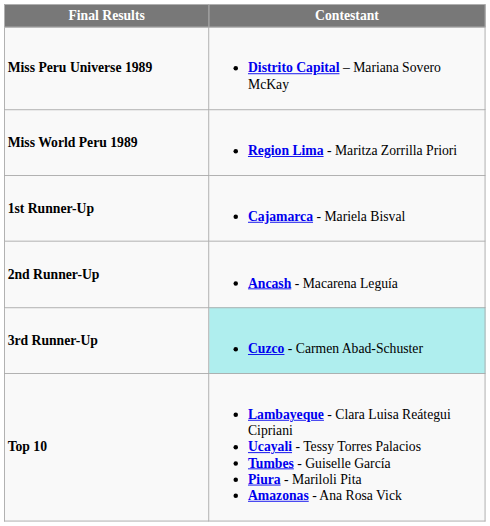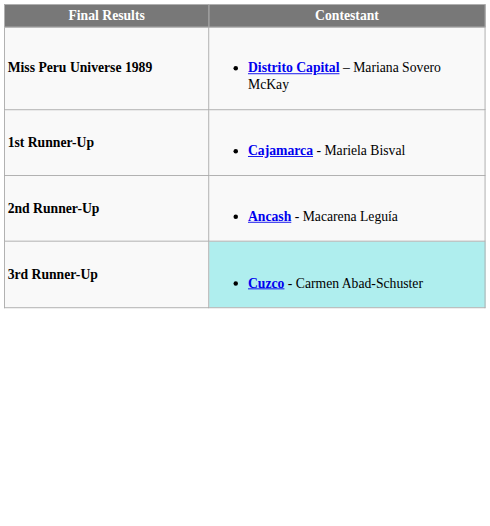- row: (73, 142)
- row: (27, 447)
